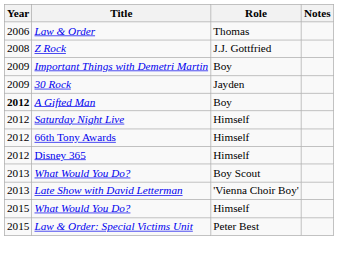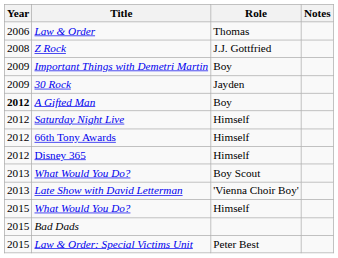+ row: (57, 226)
